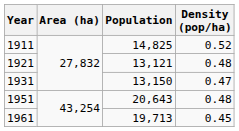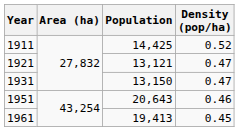(152, 45) 14,825 -> (152, 45) 14,425
(218, 63) 0.48 -> (218, 63) 0.47
(218, 99) 0.48 -> (218, 99) 0.46
(152, 118) 19,713 -> (152, 118) 19,413
